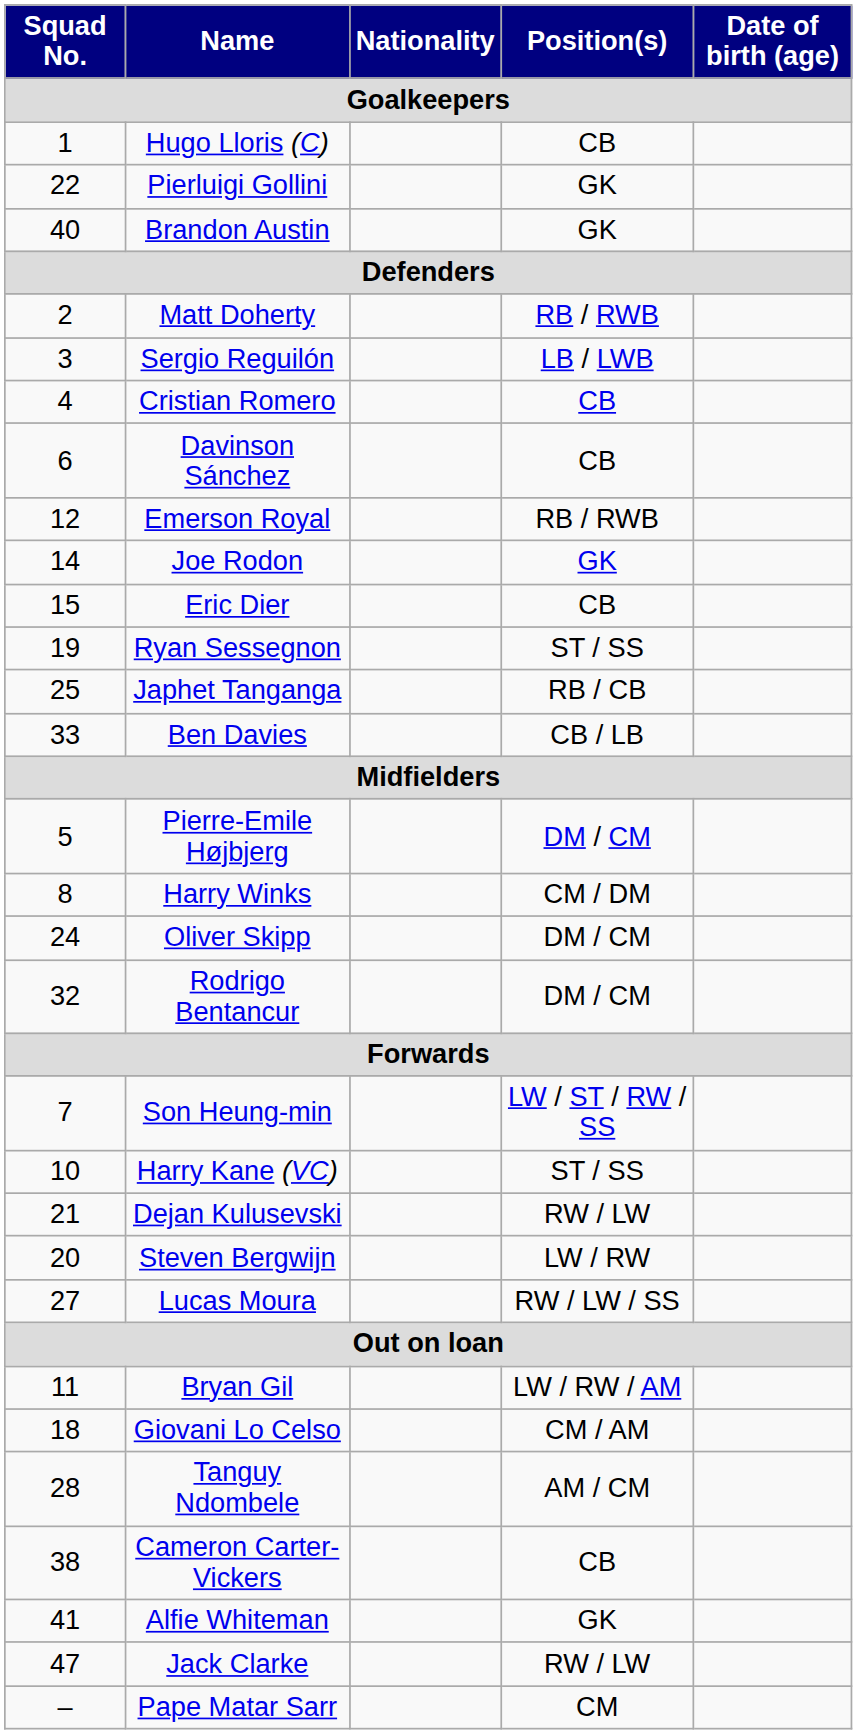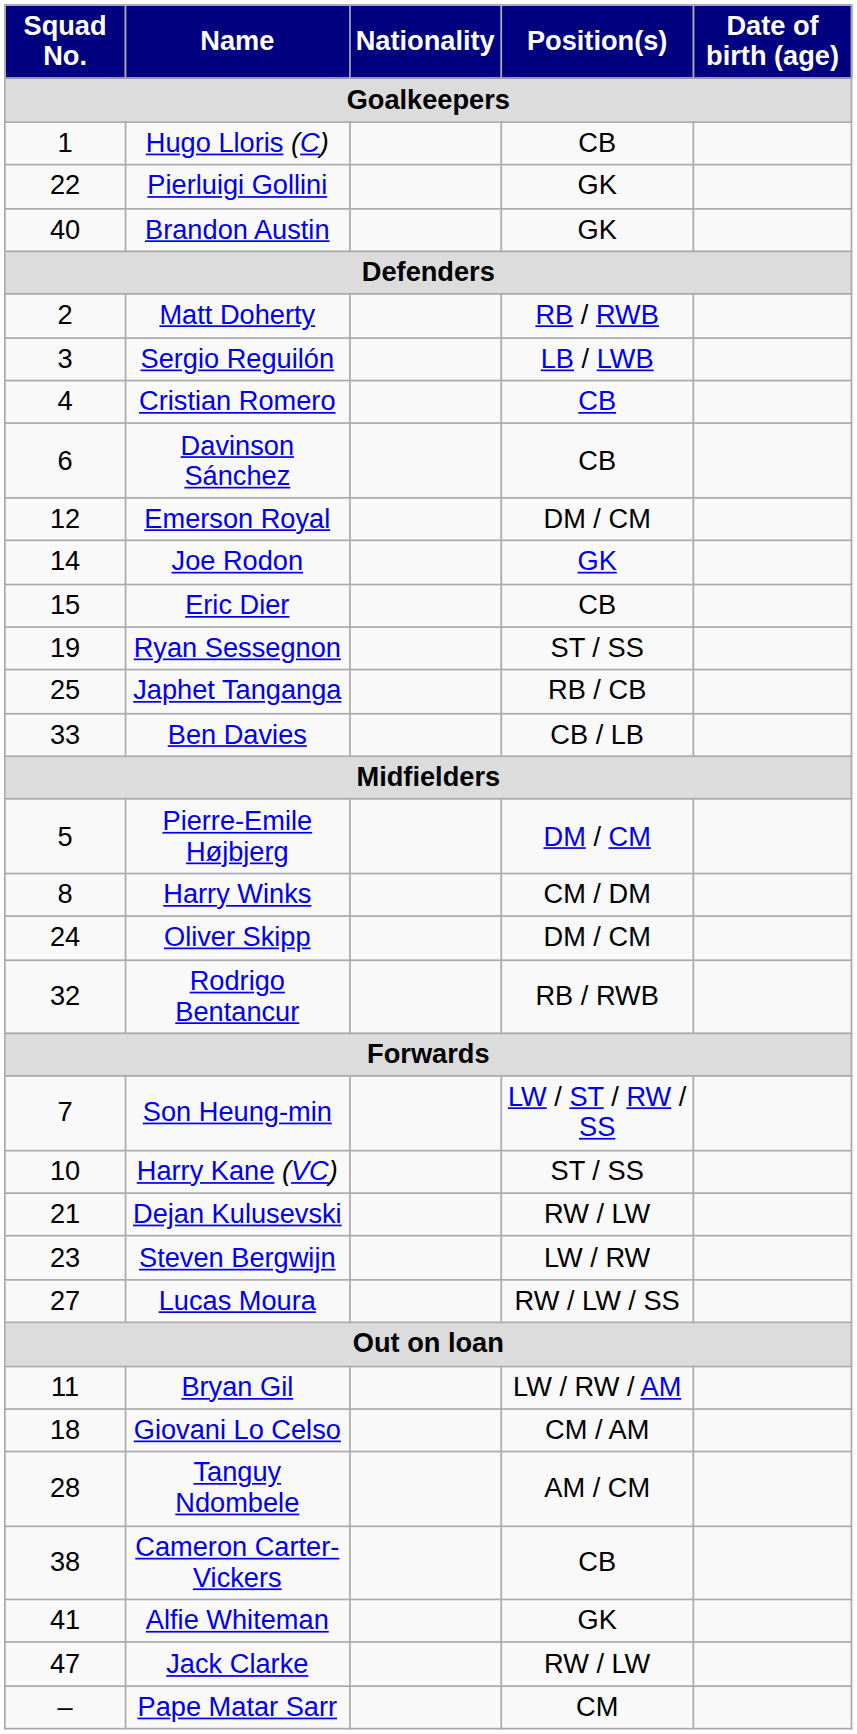(597, 518) RB / RWB -> (597, 518) DM / CM
(597, 995) DM / CM -> (597, 995) RB / RWB
(65, 1257) 20 -> (65, 1257) 23
